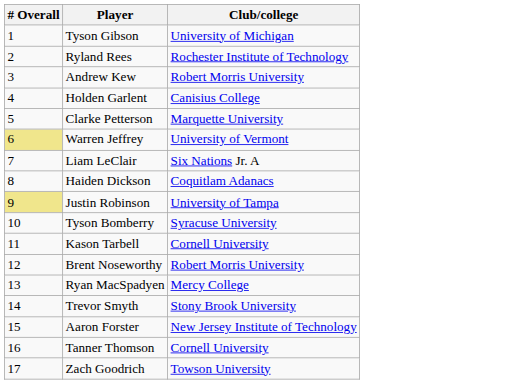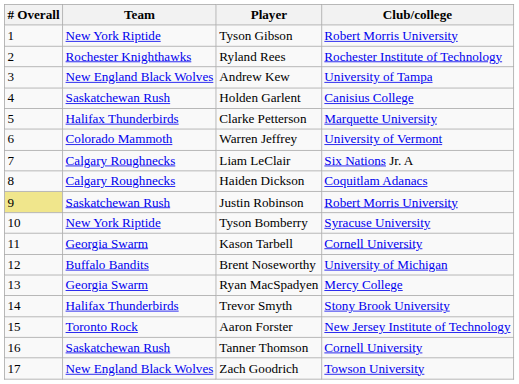+ column: (139, 14)
(232, 35) University of Michigan -> (391, 35) Robert Morris University
(237, 77) Robert Morris University -> (378, 77) University of Tampa
(11, 139) khaki background -> (11, 139) no background
(225, 202) University of Tampa -> (391, 202) Robert Morris University
(237, 264) Robert Morris University -> (386, 264) University of Michigan
